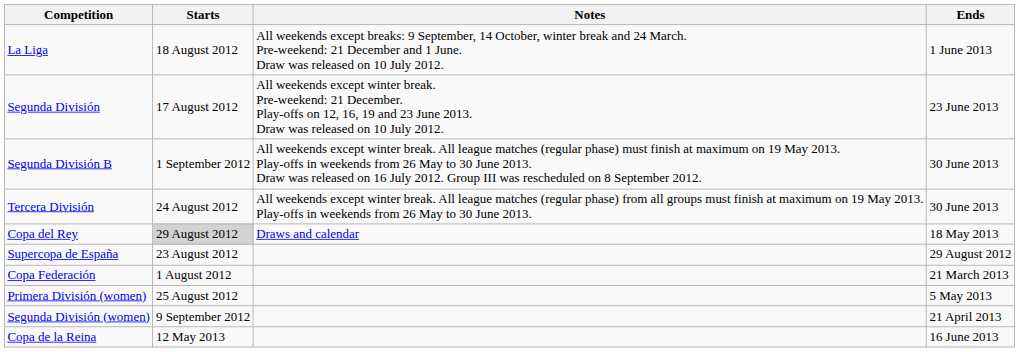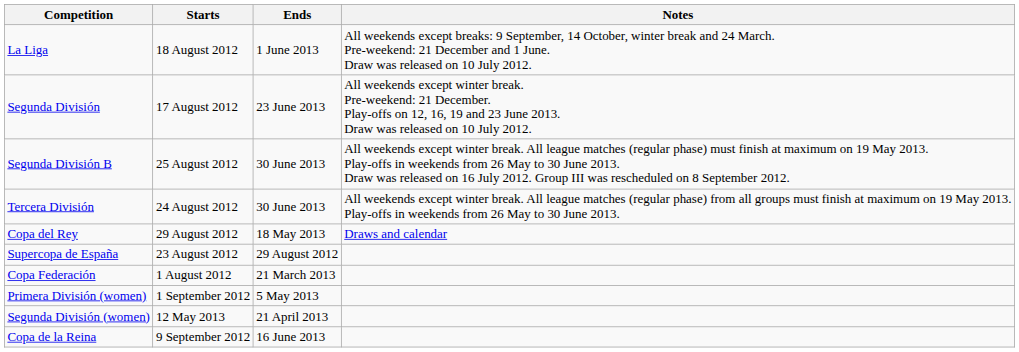columns swapped: (970, 14) <-> (590, 14)
(203, 163) 1 September 2012 -> (197, 163) 25 August 2012
(197, 234) lightgrey background -> (197, 234) no background
(197, 295) 25 August 2012 -> (203, 295) 1 September 2012
(203, 316) 9 September 2012 -> (190, 316) 12 May 2013
(190, 336) 12 May 2013 -> (203, 336) 9 September 2012
